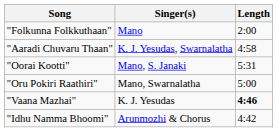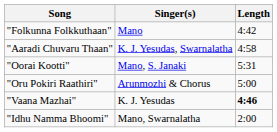(247, 31) 2:00 -> (247, 31) 4:42
(159, 83) Mano, Swarnalatha -> (164, 83) Arunmozhi & Chorus
(164, 118) Arunmozhi & Chorus -> (159, 118) Mano, Swarnalatha
(247, 118) 4:42 -> (247, 118) 2:00
